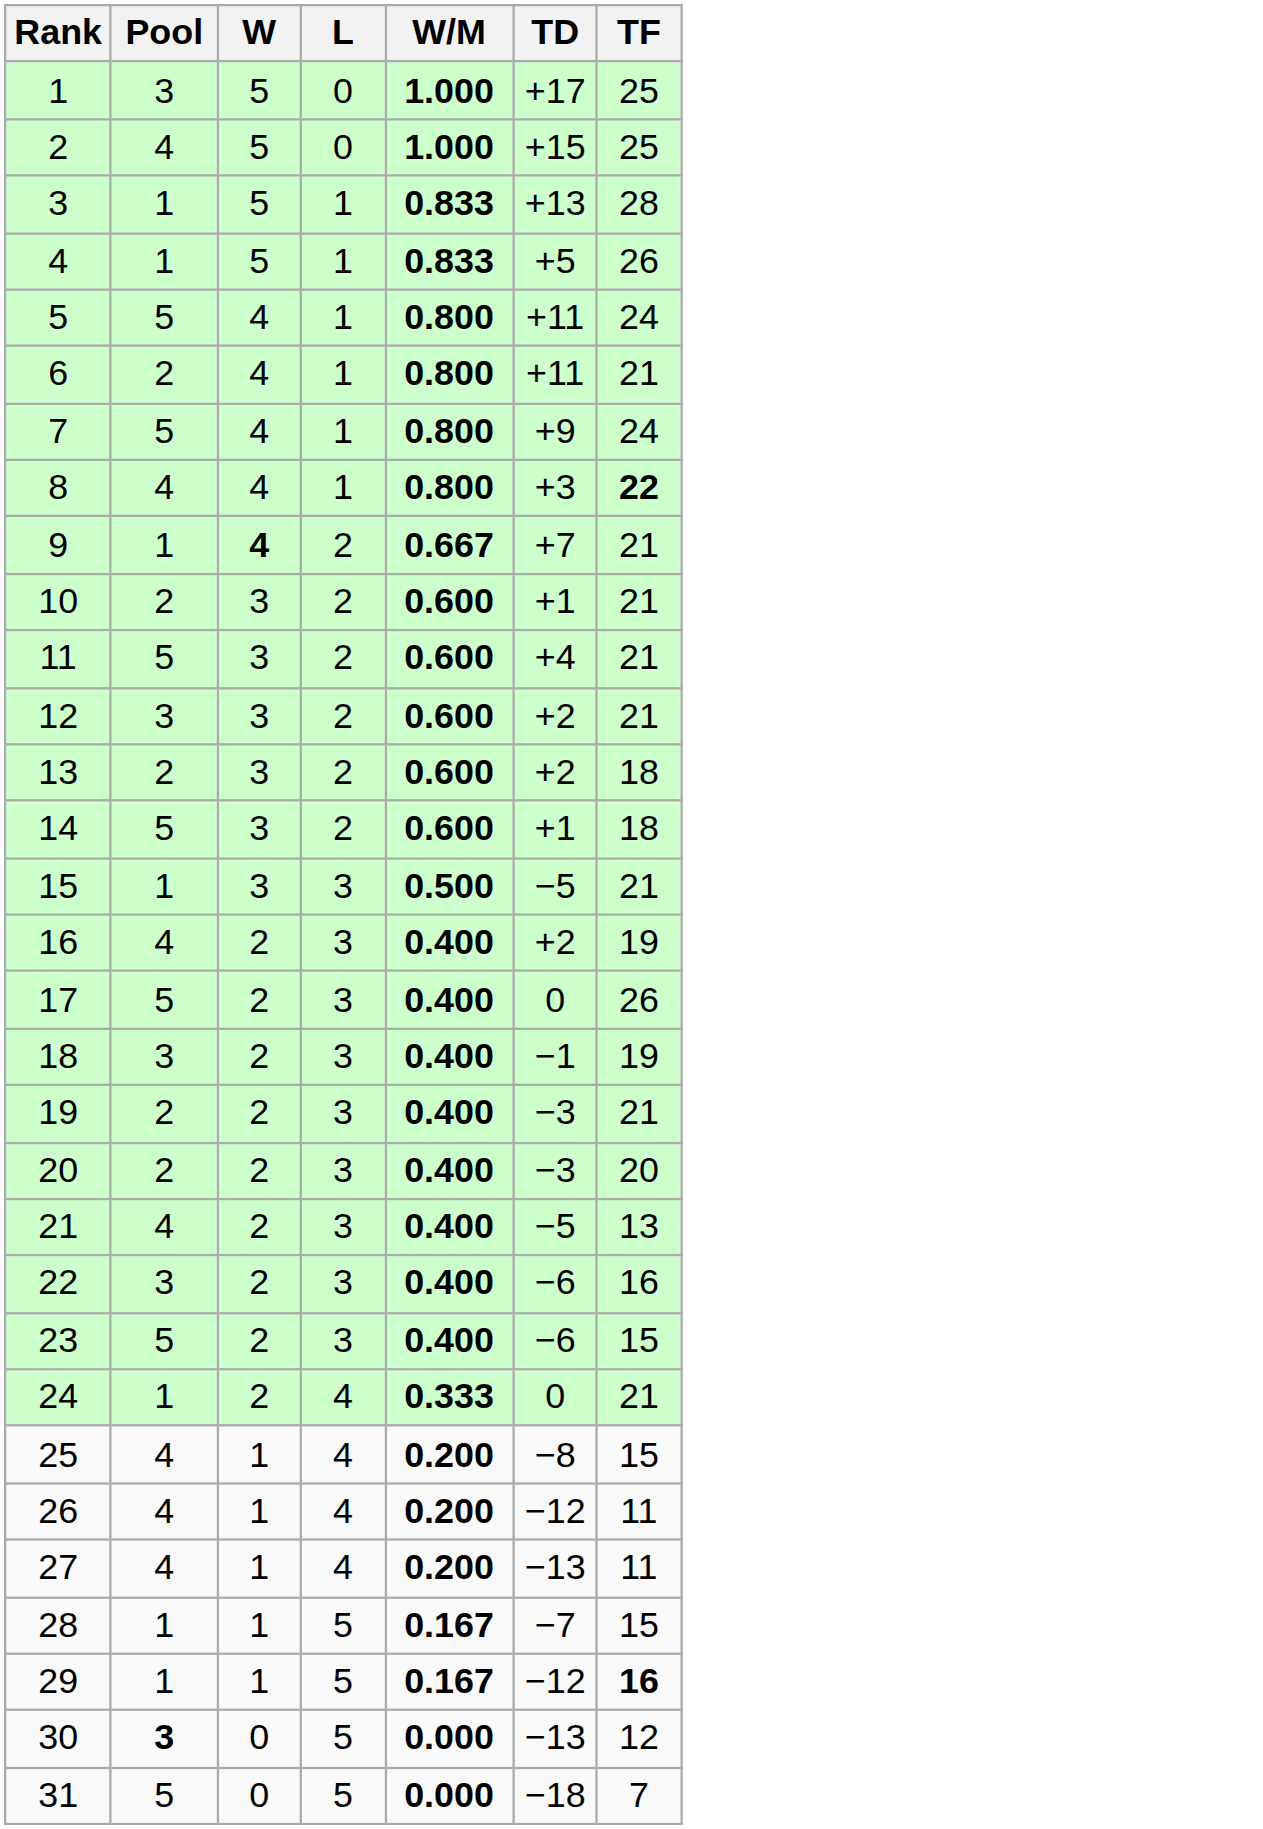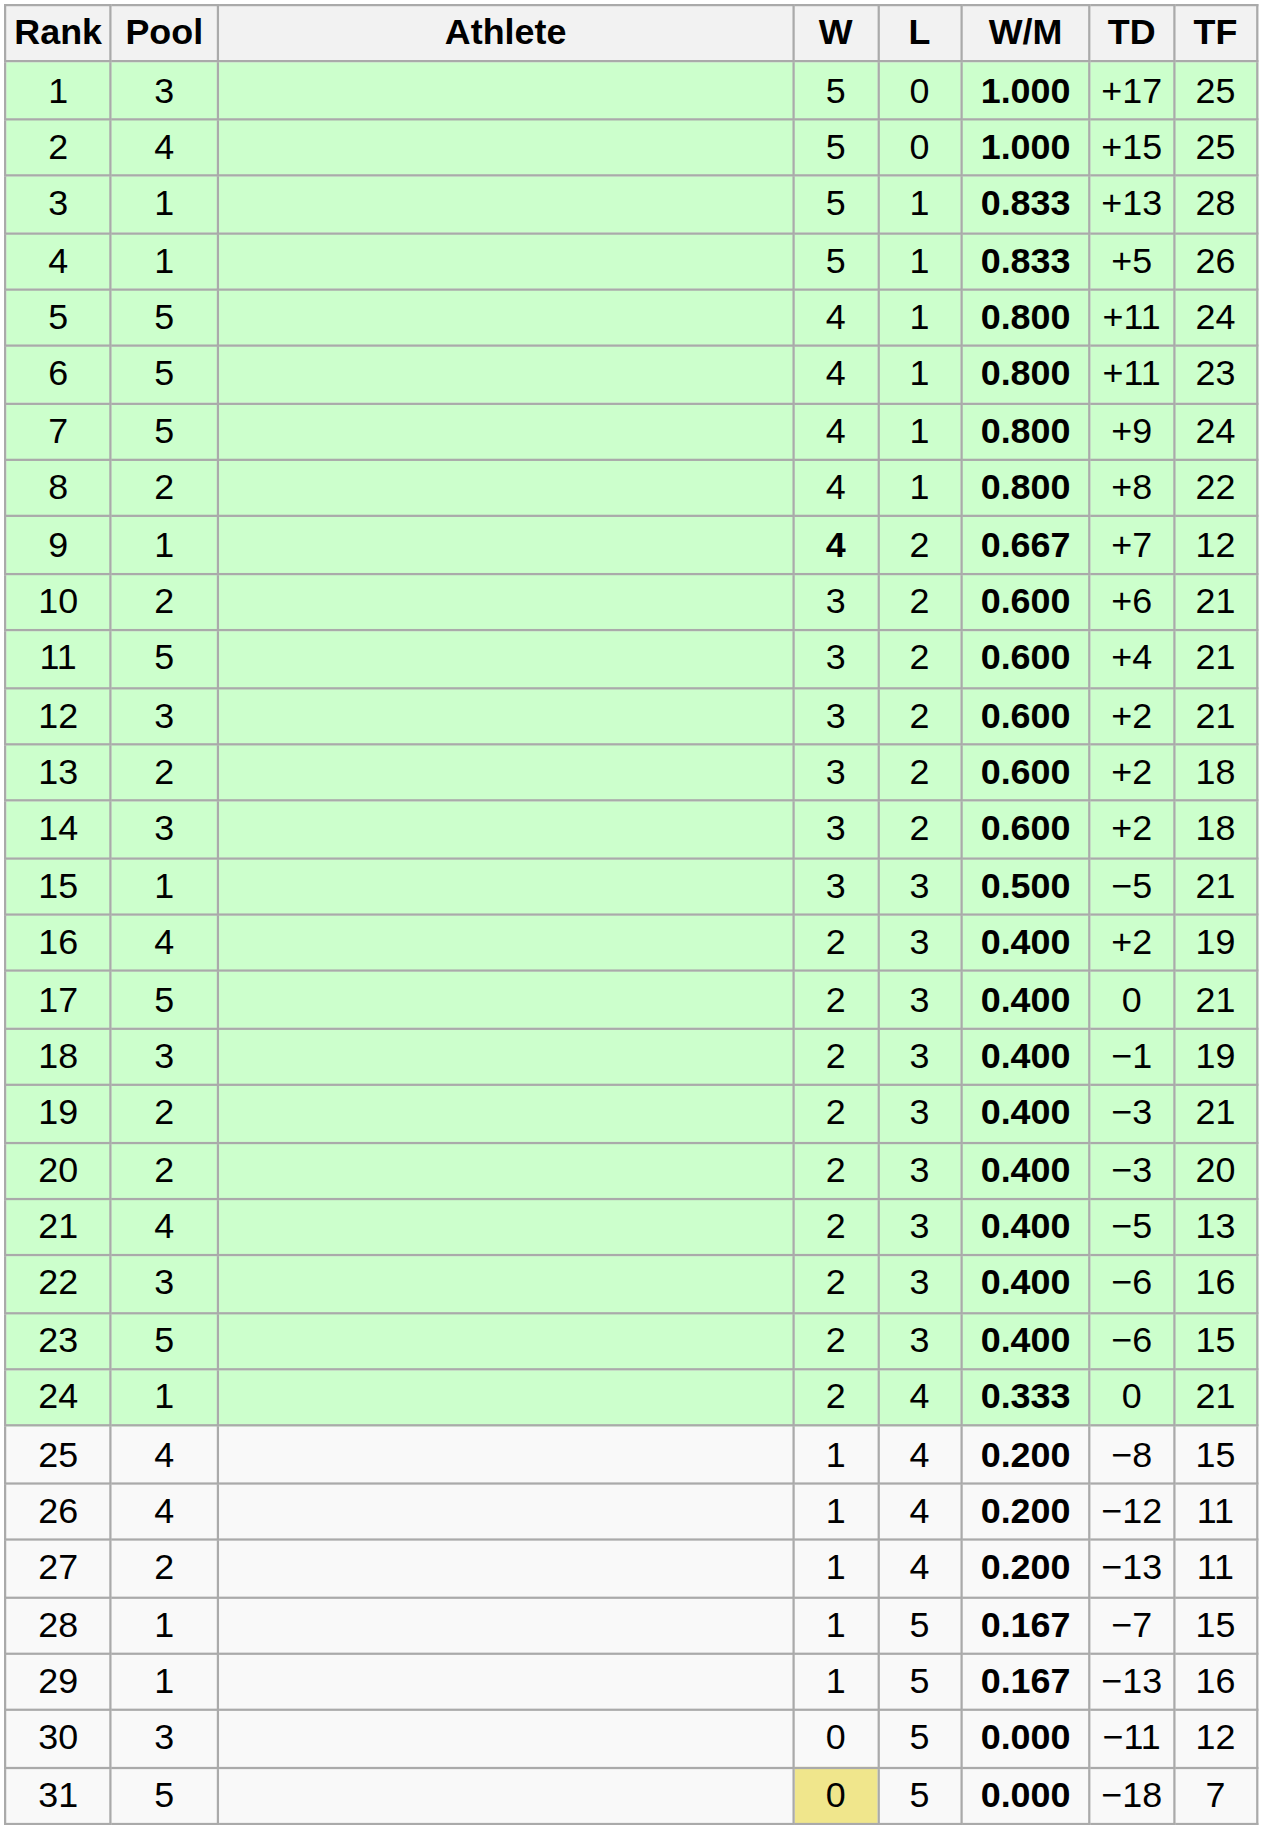+ column: (506, 32)
(164, 373) 2 -> (164, 373) 5
(639, 373) 21 -> (1215, 373) 23
(164, 487) 4 -> (164, 487) 2
(555, 487) +3 -> (1132, 487) +8
(639, 487) bold -> (1215, 487) normal
(639, 544) 21 -> (1215, 544) 12
(555, 601) +1 -> (1132, 601) +6
(164, 828) 5 -> (164, 828) 3
(555, 828) +1 -> (1132, 828) +2
(639, 999) 26 -> (1215, 999) 21
(164, 1567) 4 -> (164, 1567) 2
(555, 1681) −12 -> (1132, 1681) −13
(639, 1681) bold -> (1215, 1681) normal
(164, 1738) bold -> (164, 1738) normal
(555, 1738) −13 -> (1132, 1738) −11
(259, 1794) no background -> (836, 1794) khaki background
